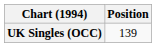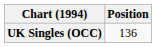(128, 33) 139 -> (128, 33) 136
